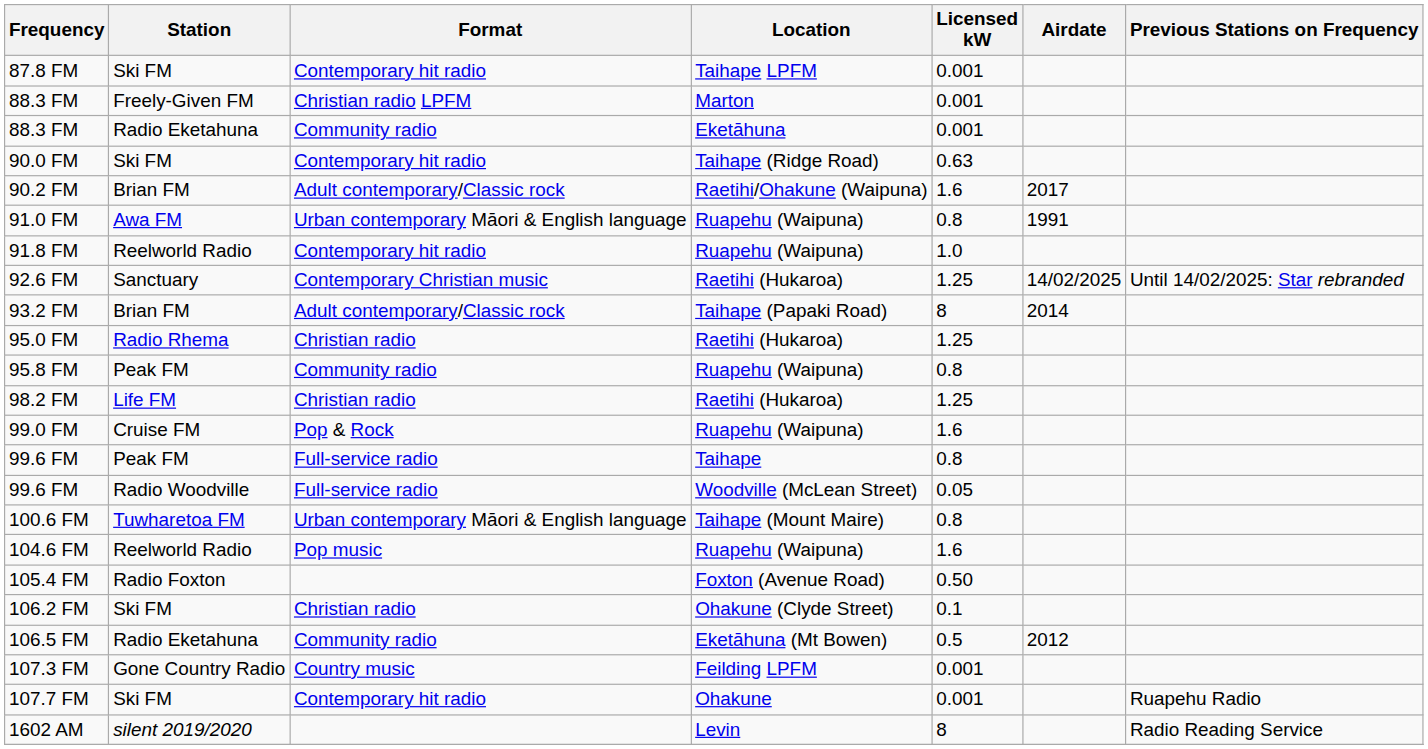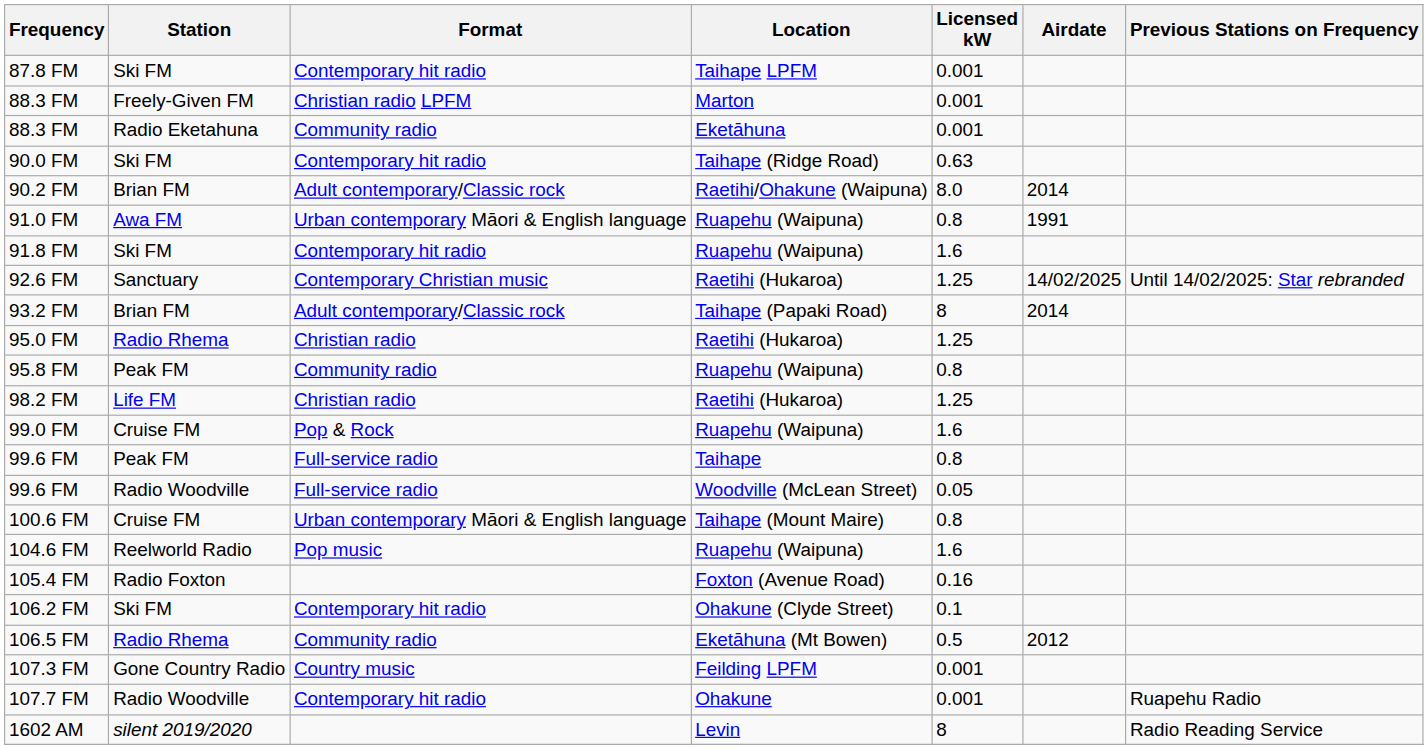(949, 190) 1.6 -> (949, 190) 8.0
(1048, 190) 2017 -> (1048, 190) 2014
(182, 250) Reelworld Radio -> (143, 250) Ski FM
(949, 250) 1.0 -> (949, 250) 1.6
(179, 519) Tuwharetoa FM -> (157, 519) Cruise FM
(955, 579) 0.50 -> (955, 579) 0.16
(355, 609) Christian radio -> (390, 609) Contemporary hit radio
(186, 639) Radio Eketahuna -> (171, 639) Radio Rhema
(143, 699) Ski FM -> (181, 699) Radio Woodville
